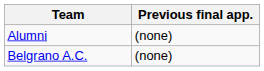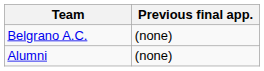rows swapped: (27, 35) <-> (47, 55)
